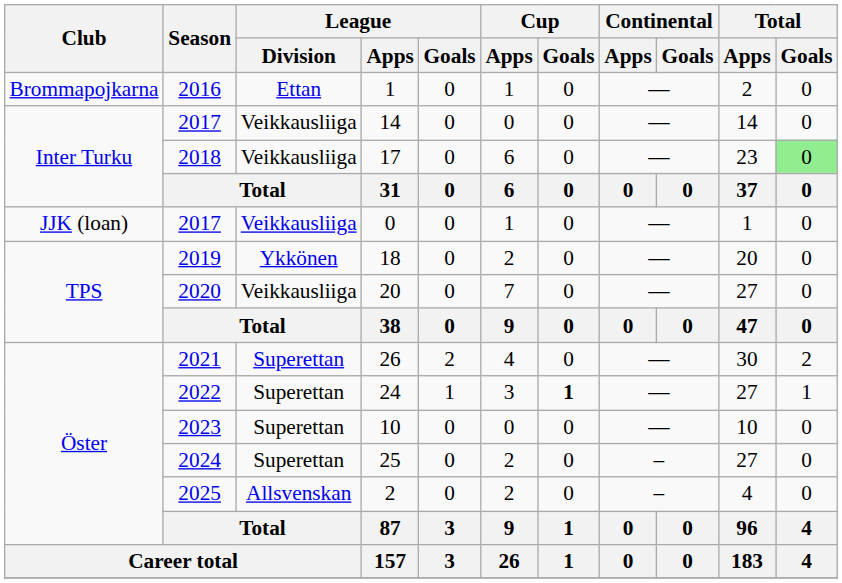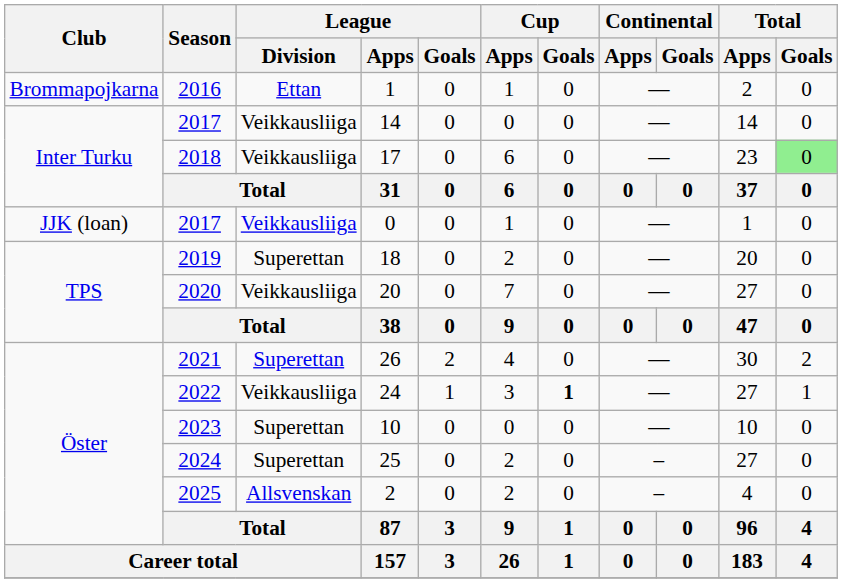(299, 257) Ykkönen -> (299, 257) Superettan
(299, 392) Superettan -> (299, 392) Veikkausliiga
